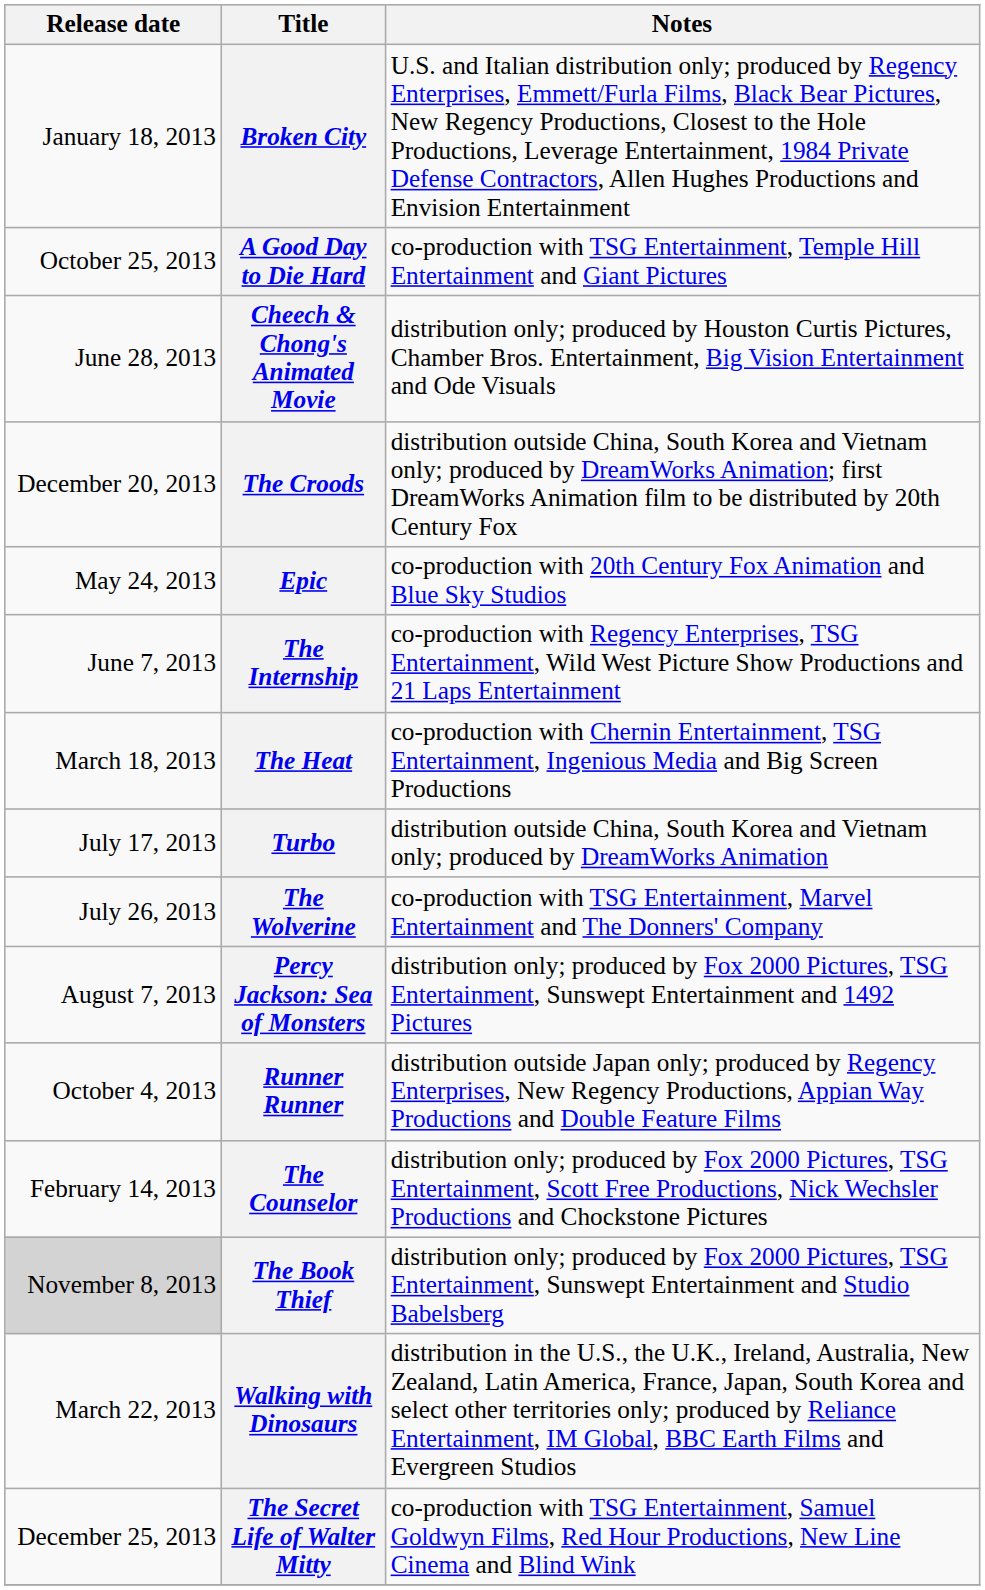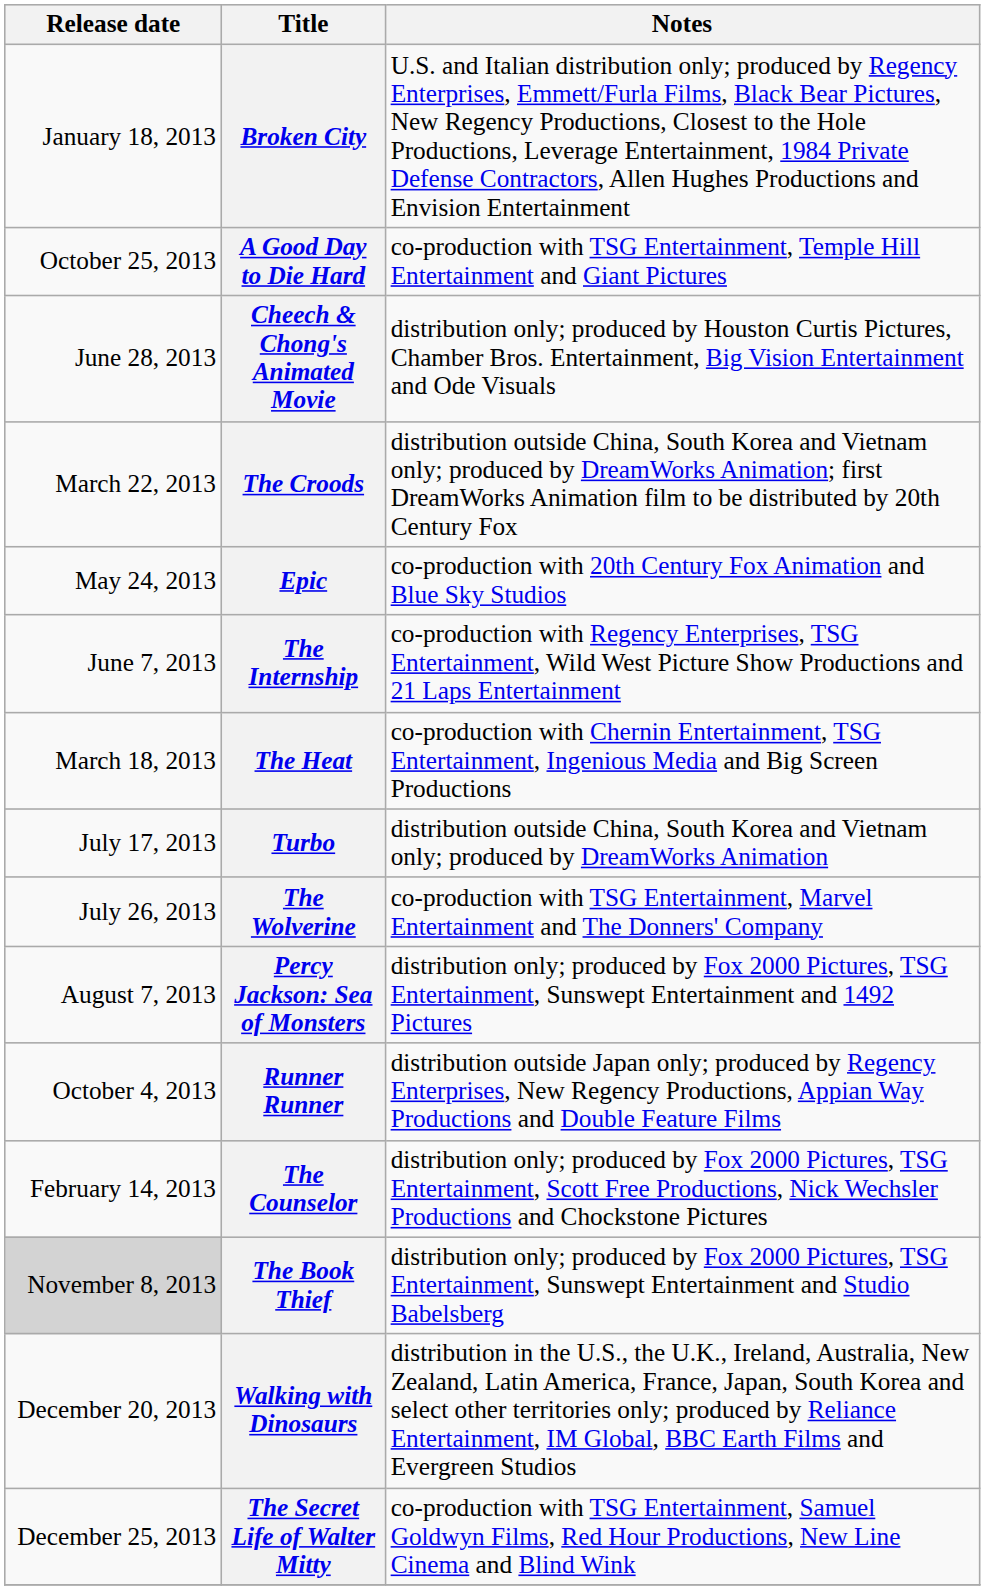(117, 483) December 20, 2013 -> (136, 483) March 22, 2013
(136, 1410) March 22, 2013 -> (117, 1410) December 20, 2013
